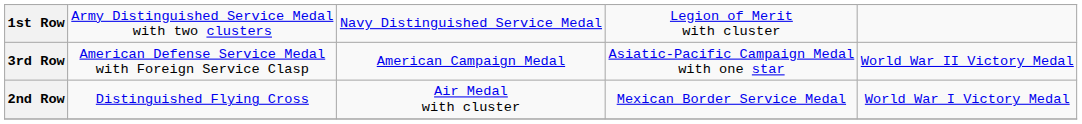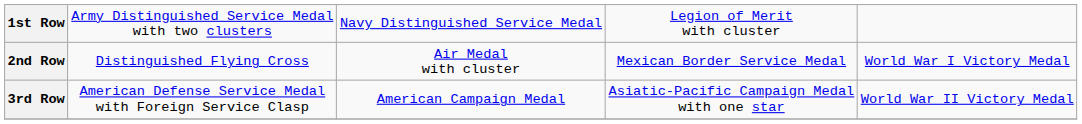rows swapped: (36, 100) <-> (36, 62)
